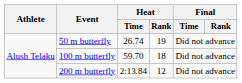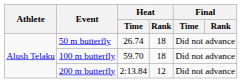(161, 41) 19 -> (161, 41) 18
